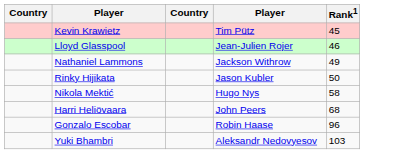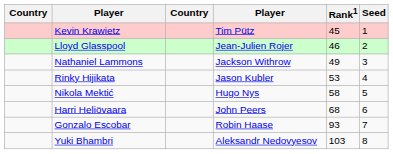+ column: (374, 13)
(334, 77) 50 -> (334, 77) 53
(334, 125) 96 -> (334, 125) 93
